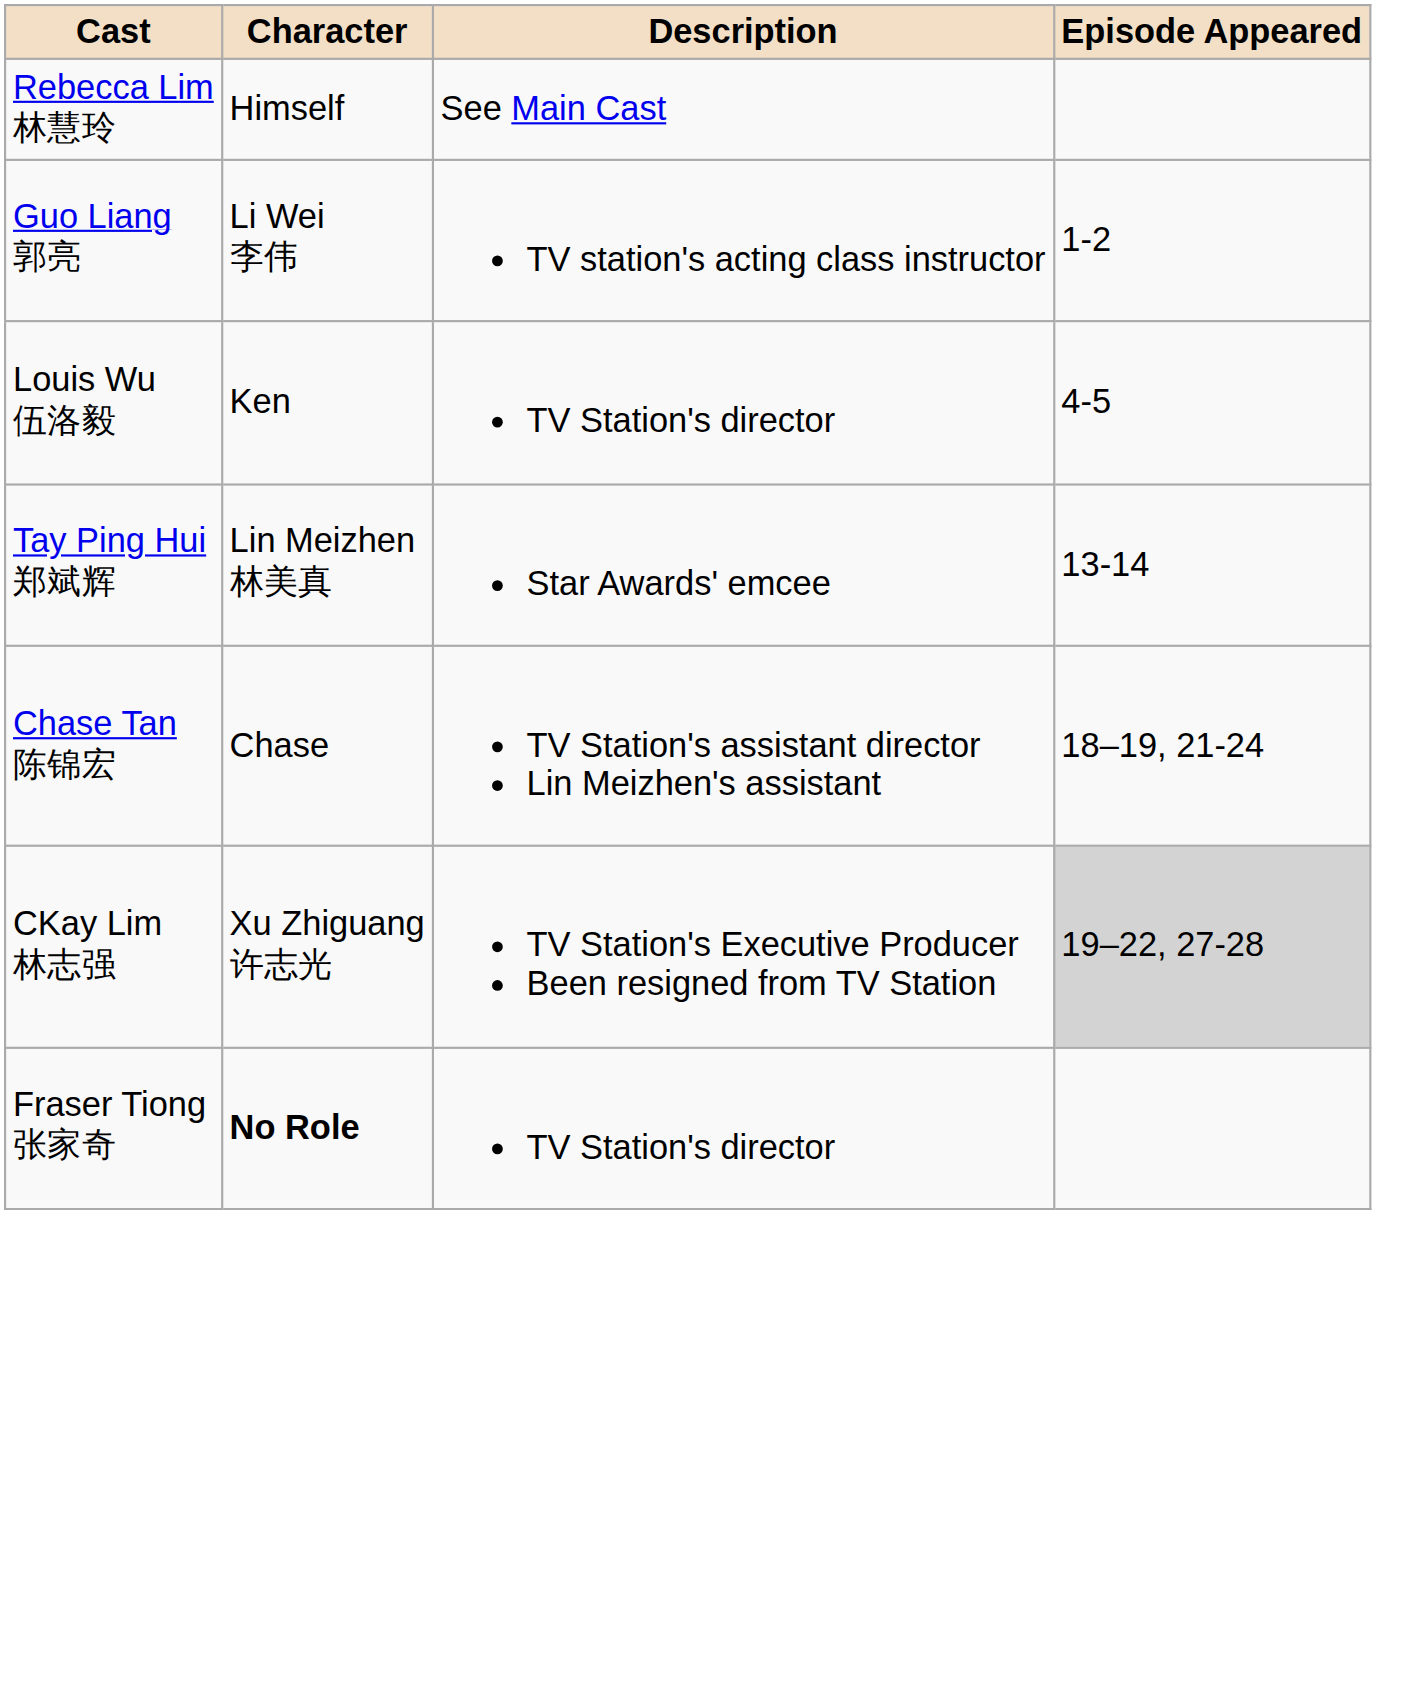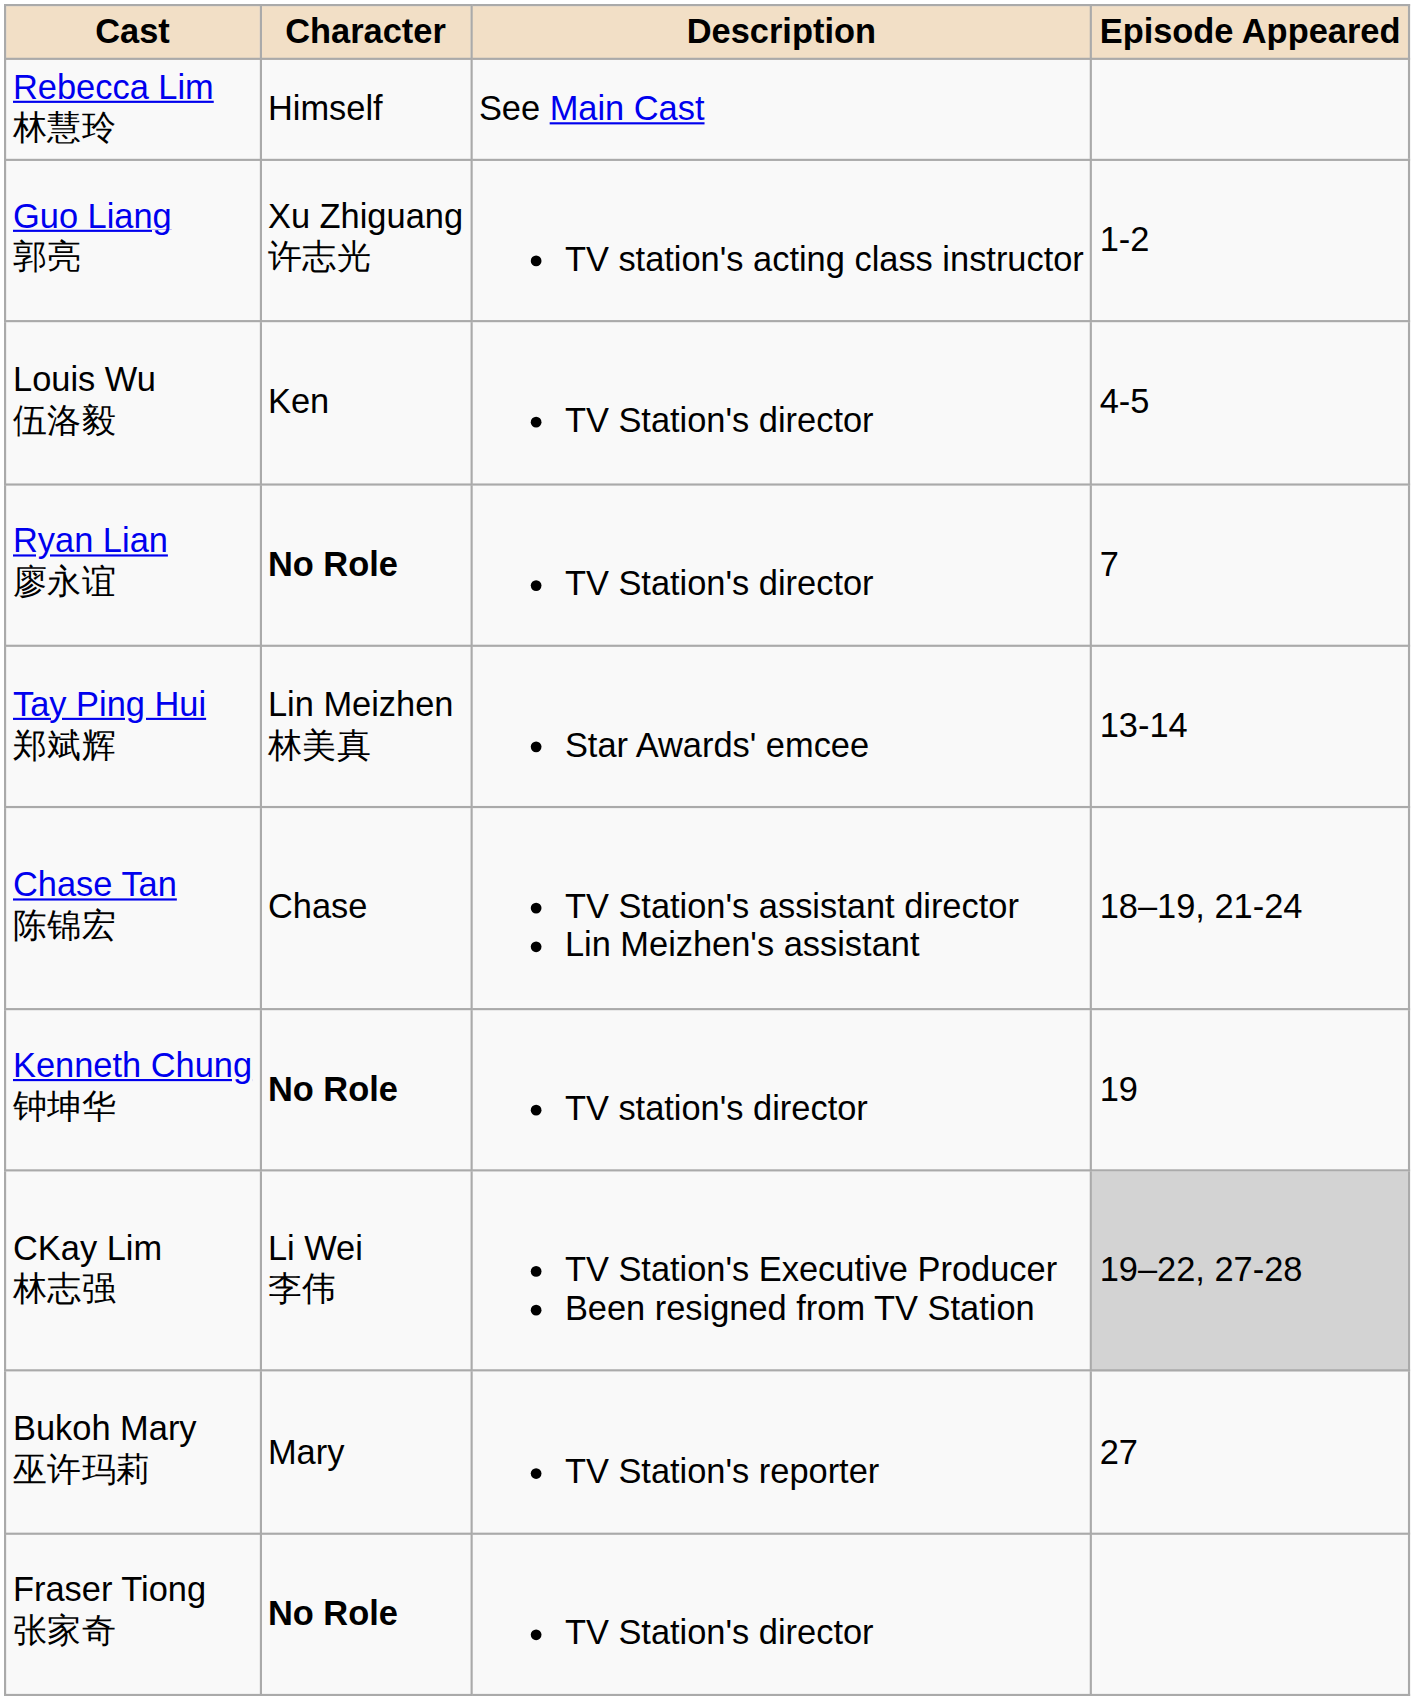(277, 237) Li Wei 李伟 -> (365, 237) Xu Zhiguang 许志光
+ row: (90, 561)
+ row: (133, 1086)
(327, 943) Xu Zhiguang 许志光 -> (315, 1268) Li Wei 李伟
+ row: (105, 1449)
